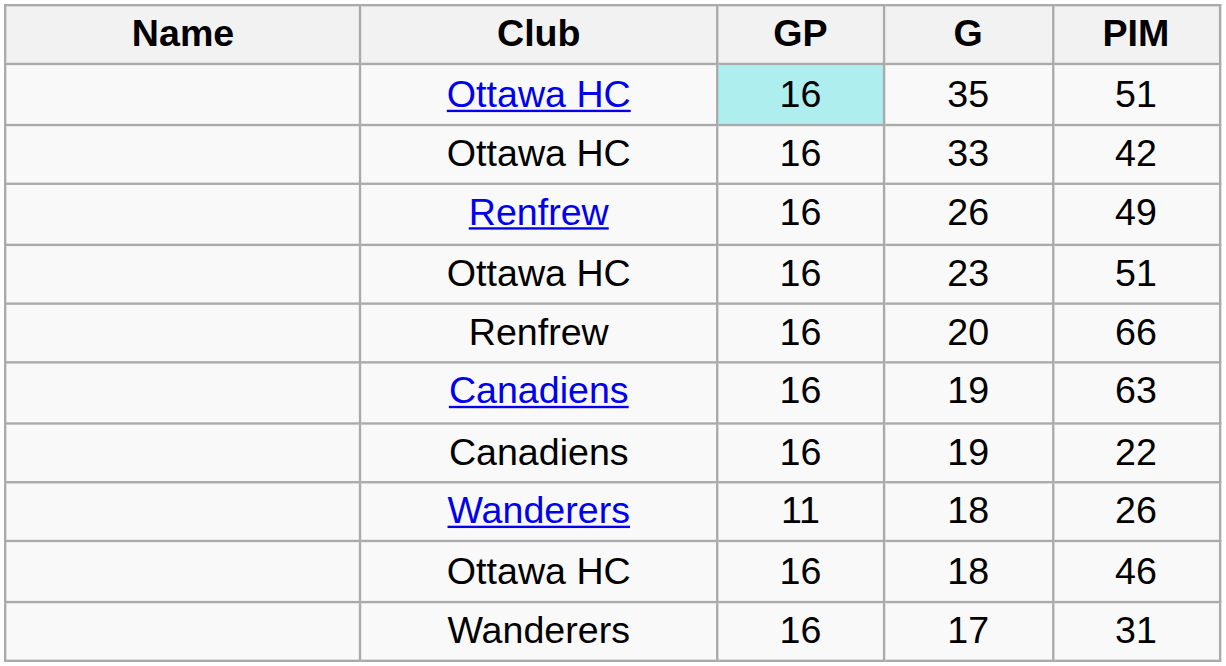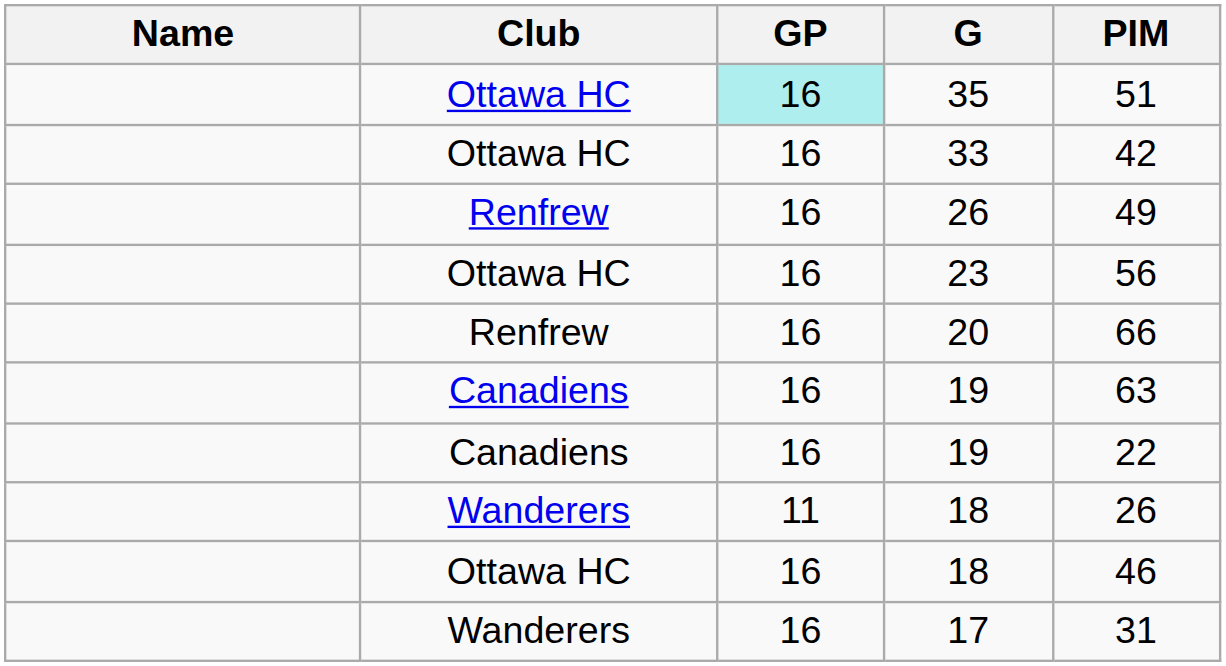(1136, 272) 51 -> (1136, 272) 56
